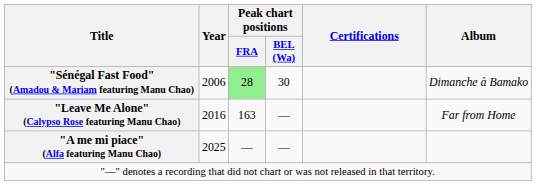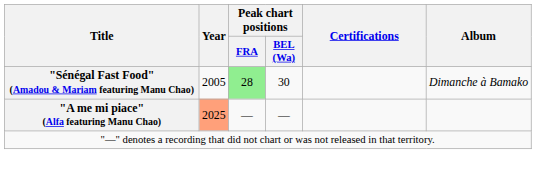(214, 82) 2006 -> (214, 82) 2005
- row: (102, 114)
(214, 146) no background -> (214, 114) lightsalmon background
